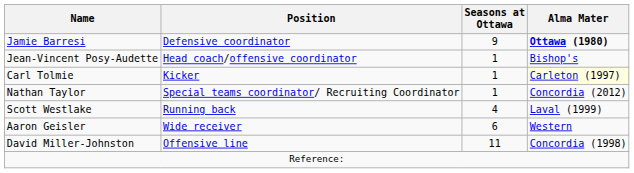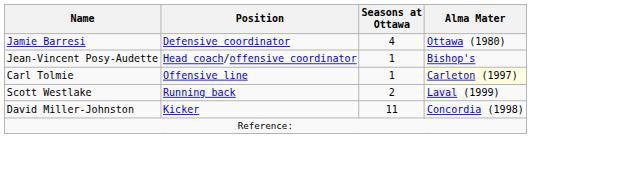(495, 42) 9 -> (392, 42) 4
(569, 42) bold -> (466, 42) normal
(181, 75) Kicker -> (205, 75) Offensive line
- row: (46, 92)
(495, 109) 4 -> (392, 92) 2
- row: (46, 126)
(205, 143) Offensive line -> (181, 109) Kicker
